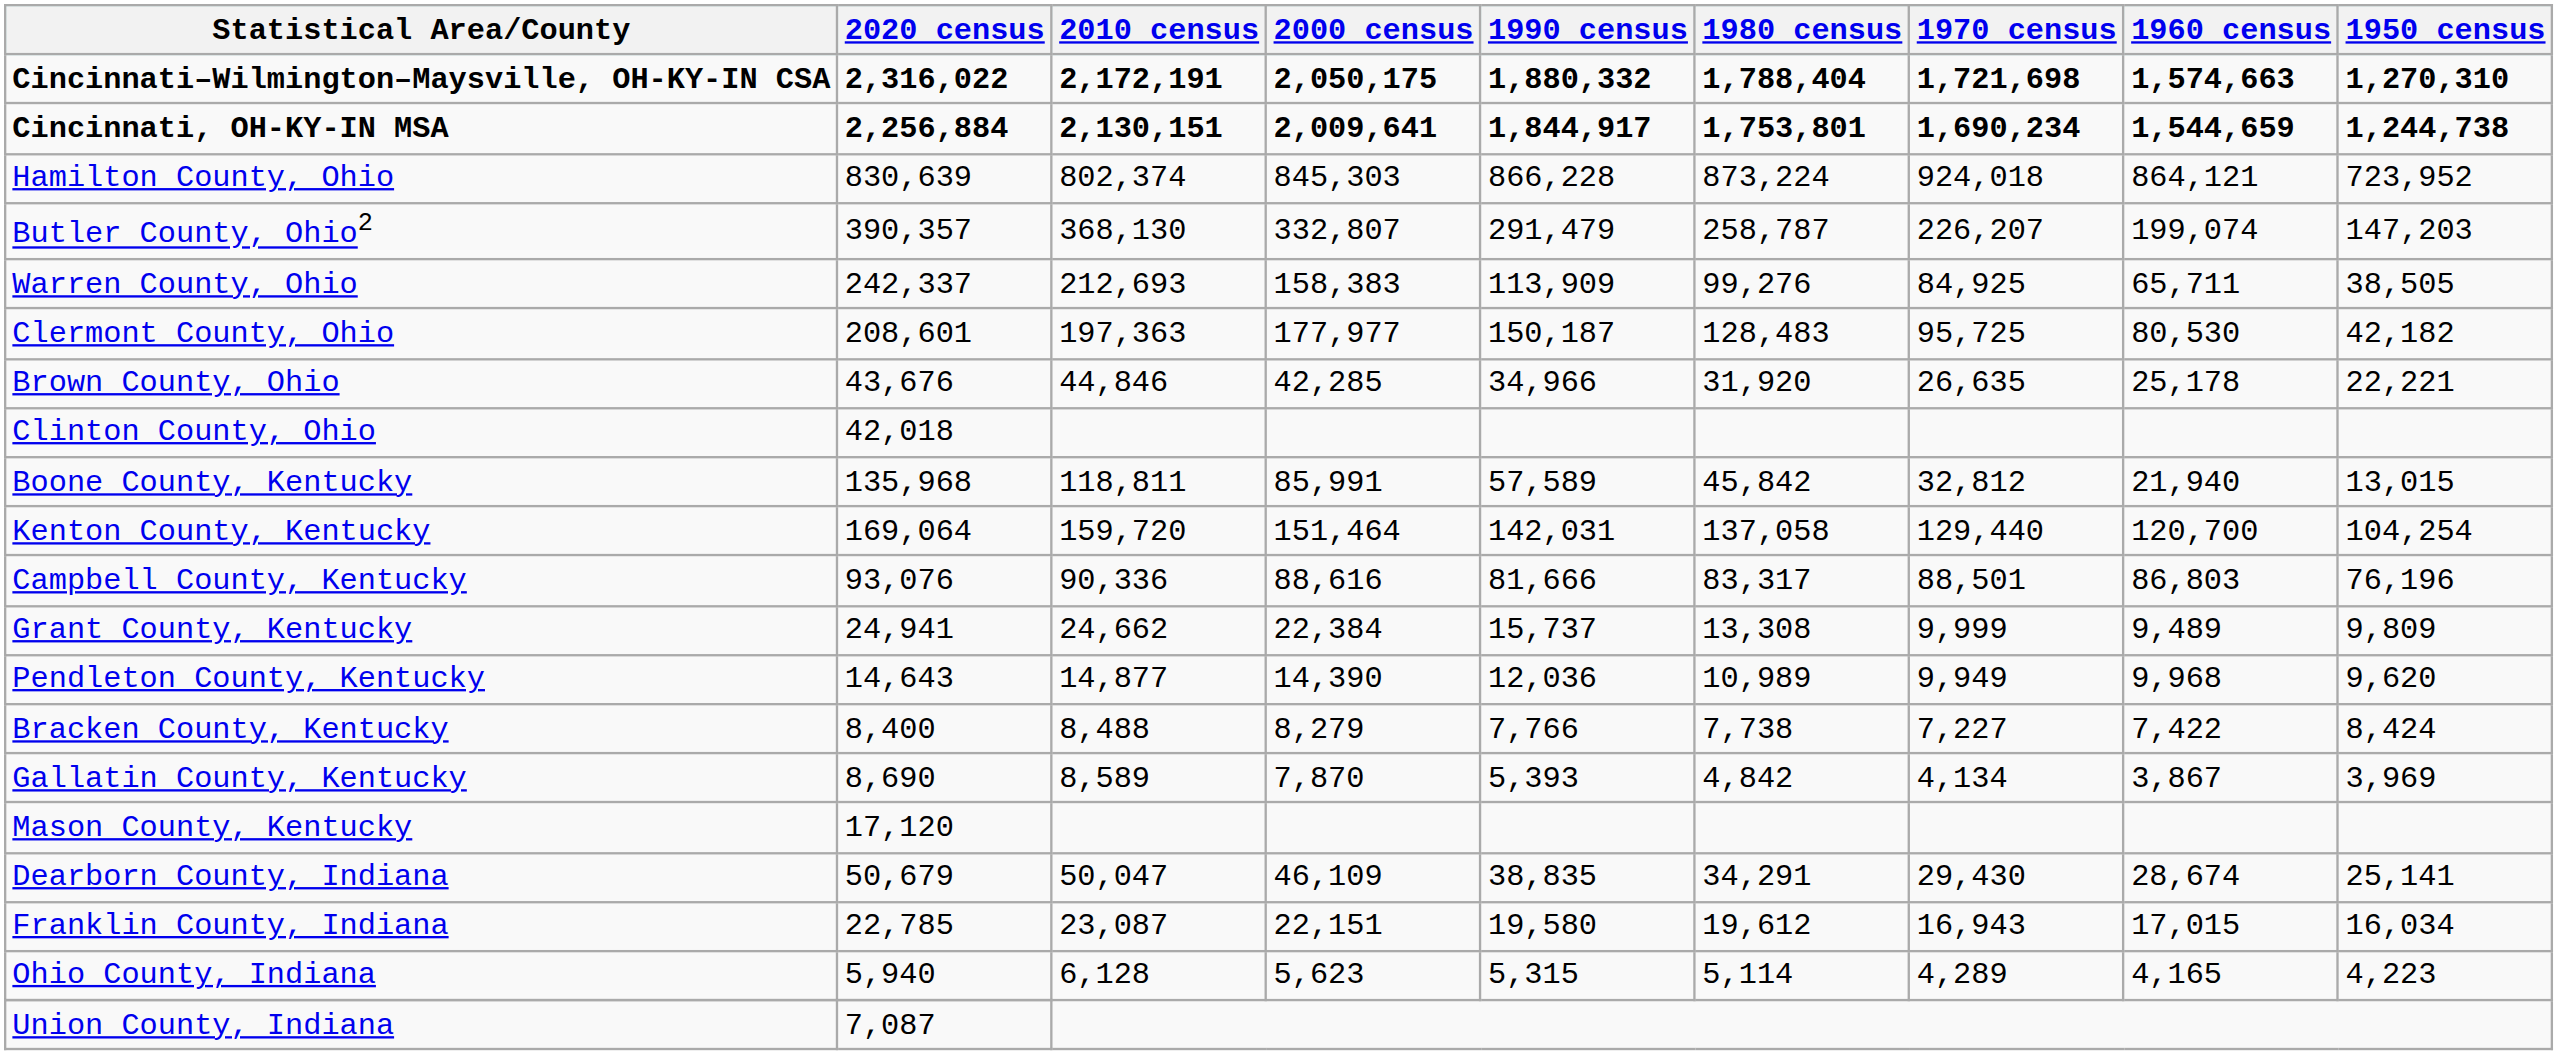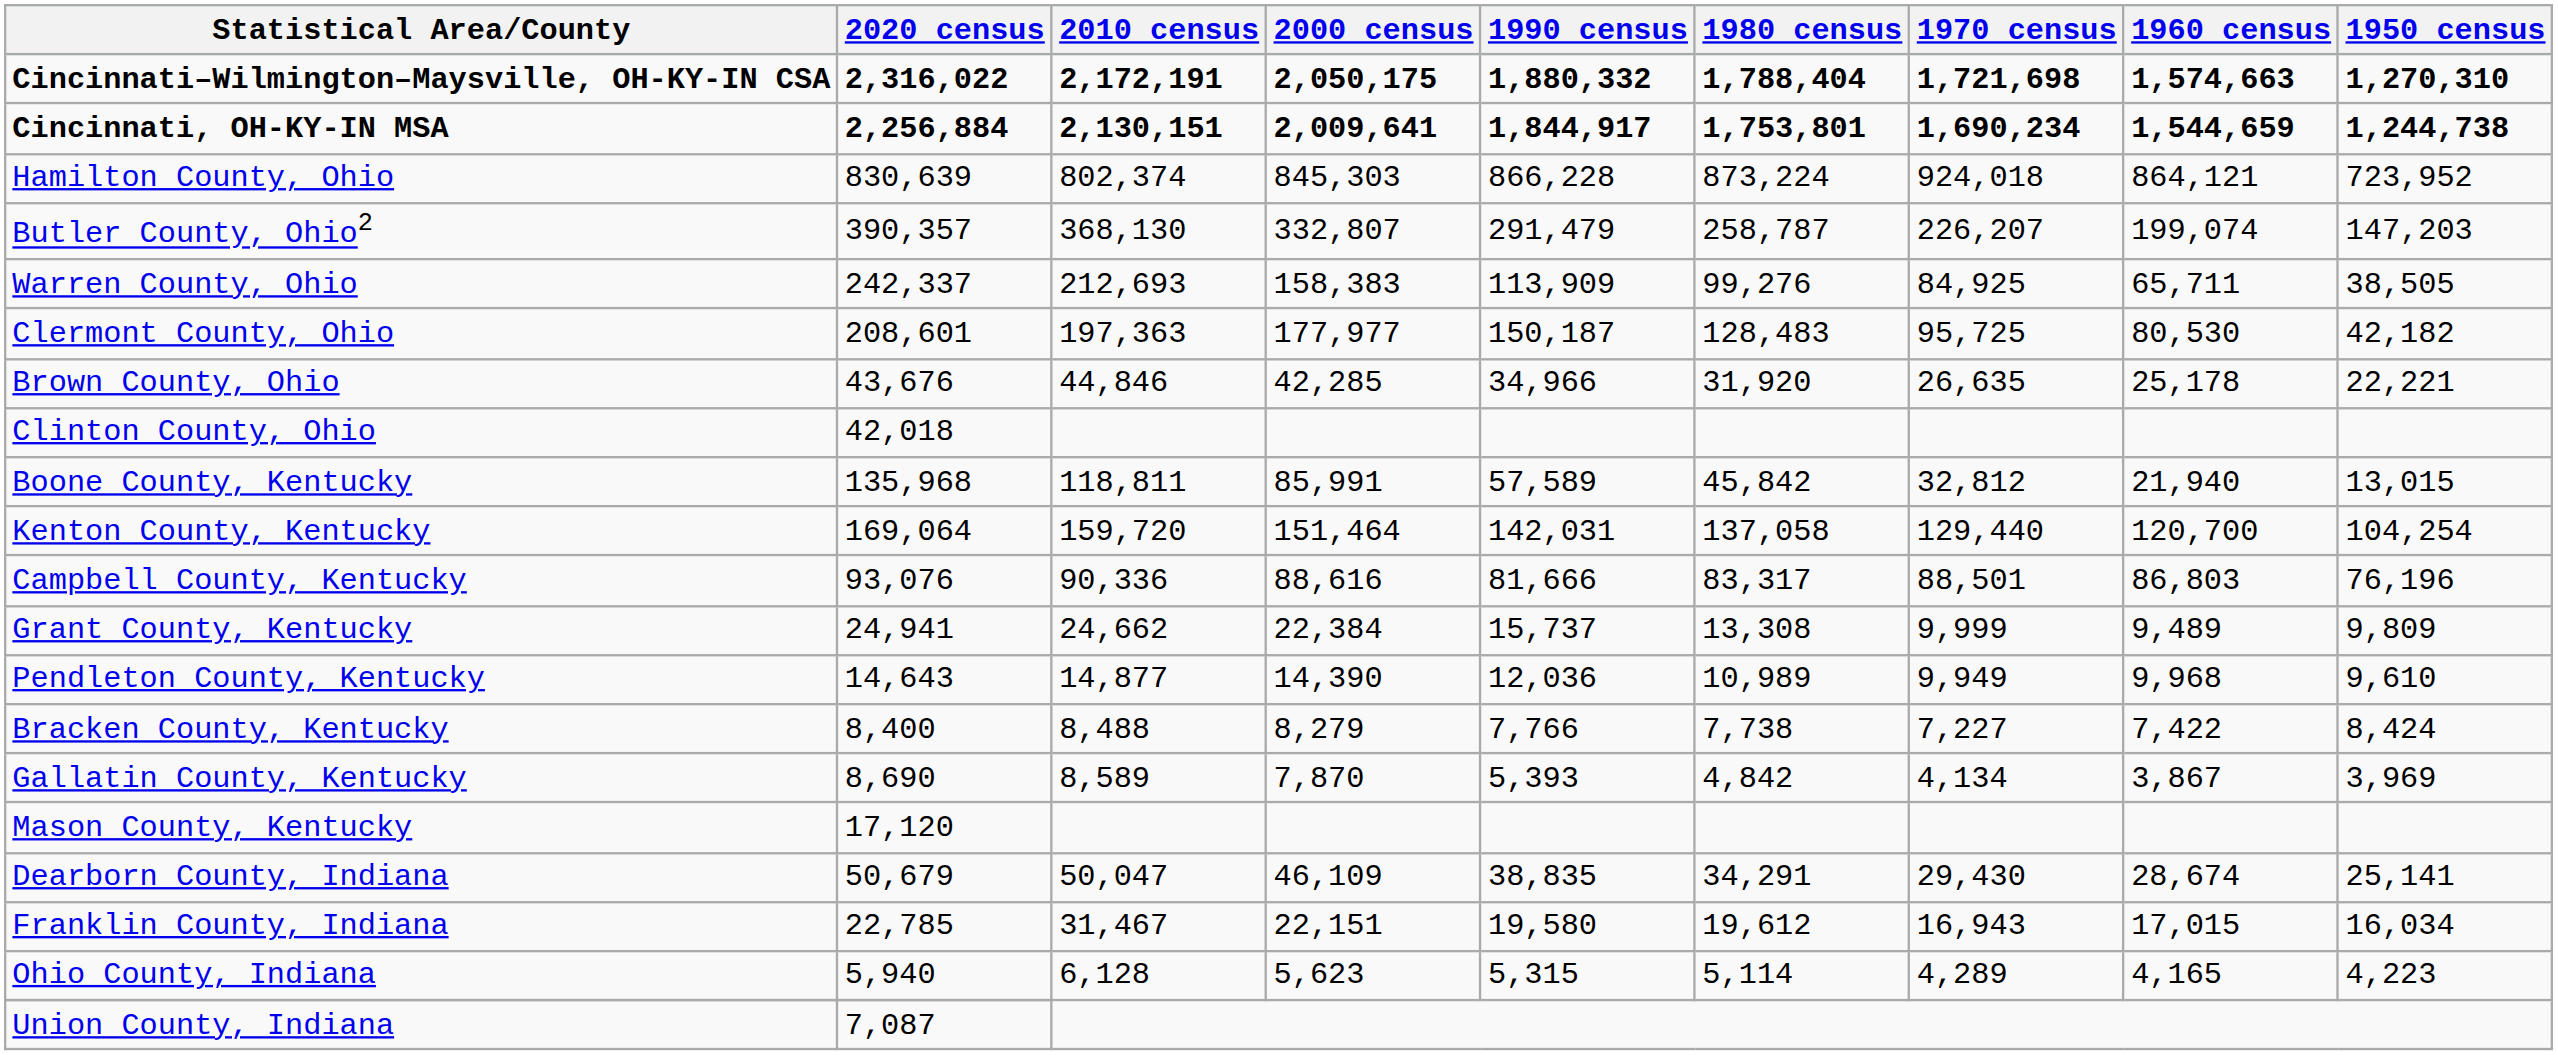(2391, 679) 9,620 -> (2391, 679) 9,610
(1114, 926) 23,087 -> (1114, 926) 31,467
